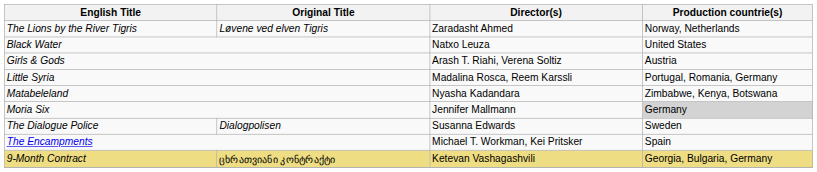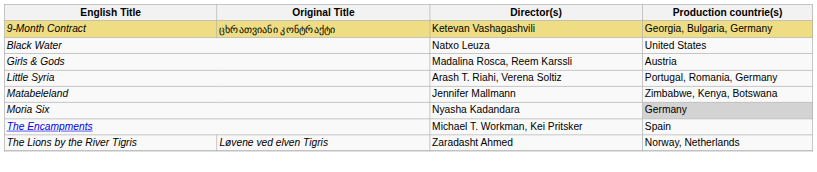rows swapped: (46, 159) <-> (72, 28)
(497, 61) Arash T. Riahi, Verena Soltiz -> (502, 61) Madalina Rosca, Reem Karssli
(502, 77) Madalina Rosca, Reem Karssli -> (497, 78) Arash T. Riahi, Verena Soltiz
(476, 93) Nyasha Kadandara -> (474, 94) Jennifer Mallmann
(474, 110) Jennifer Mallmann -> (476, 110) Nyasha Kadandara
- row: (53, 126)
